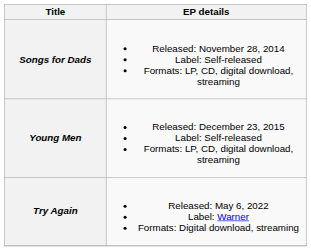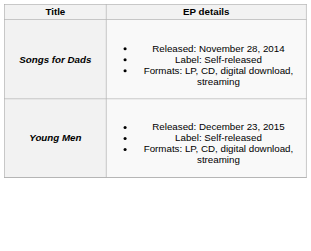- row: (55, 211)
